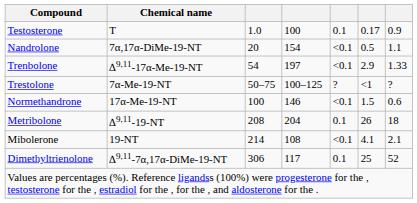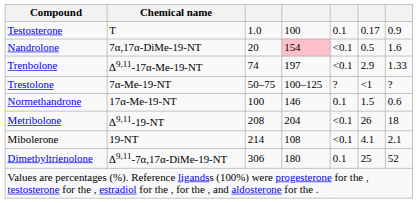(292, 47) no background -> (292, 47) pink background
(395, 47) 1.1 -> (395, 47) 1.6
(253, 66) 54 -> (253, 66) 74
(343, 102) <0.1 -> (340, 102) 0.1
(340, 121) 0.1 -> (343, 121) <0.1
(292, 158) 117 -> (292, 158) 180
